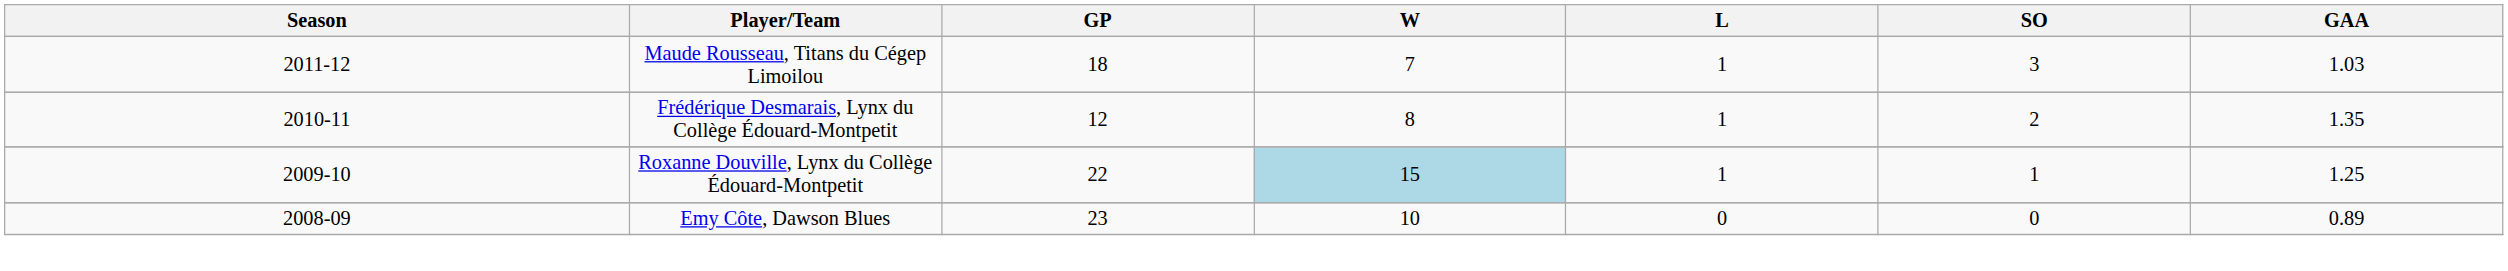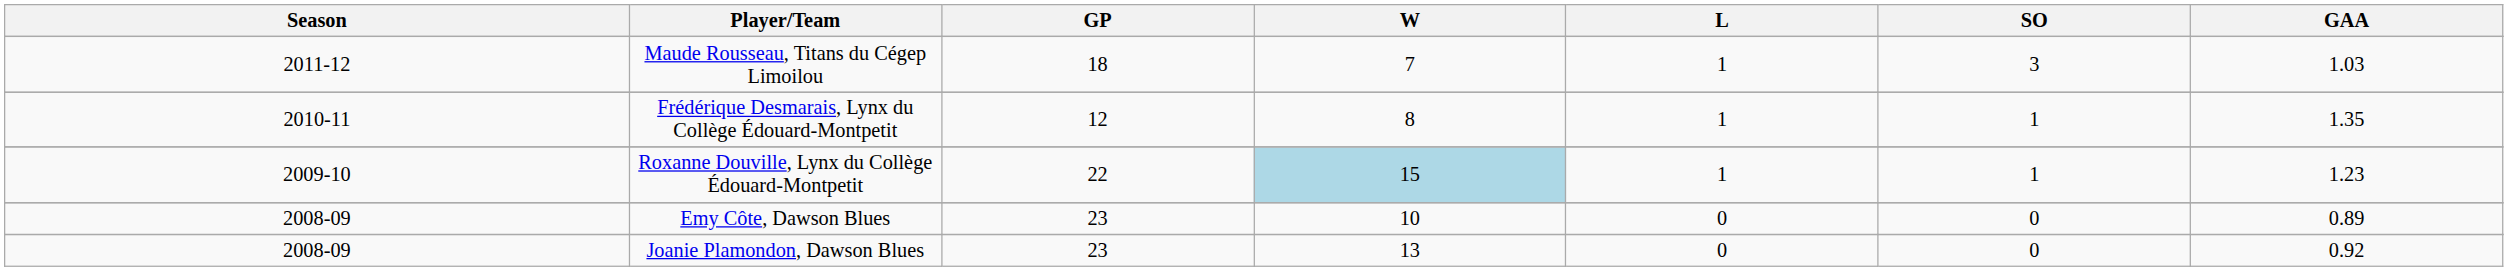(2034, 119) 2 -> (2034, 119) 1
(2347, 174) 1.25 -> (2347, 174) 1.23
+ row: (785, 250)
